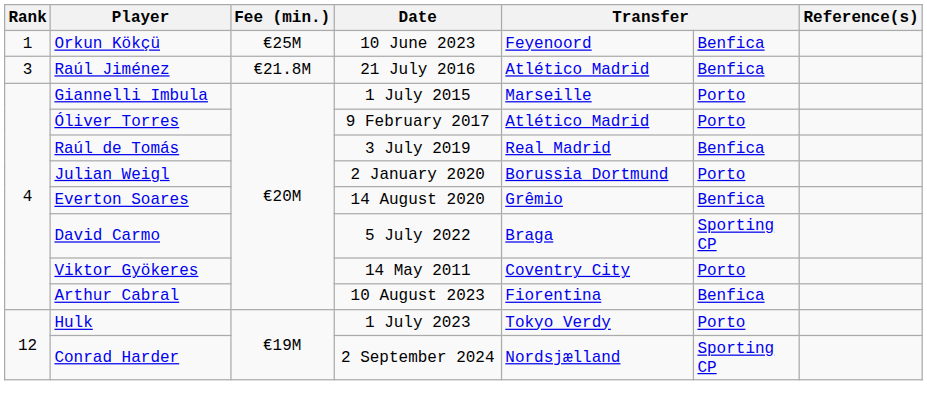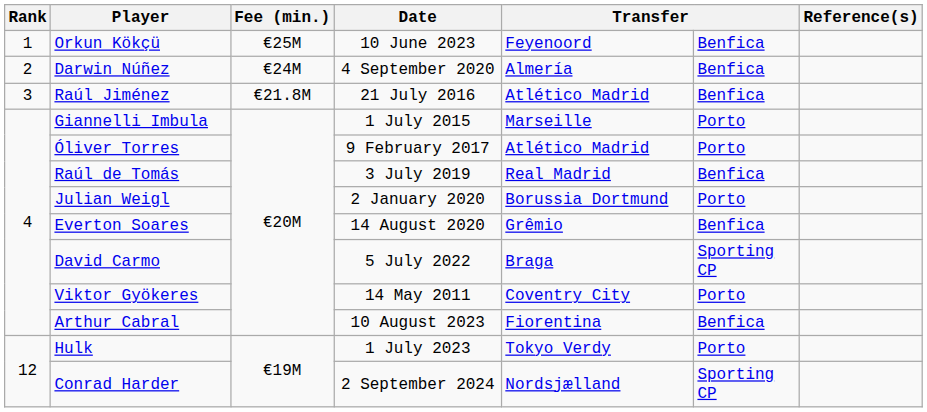+ row: (112, 70)
